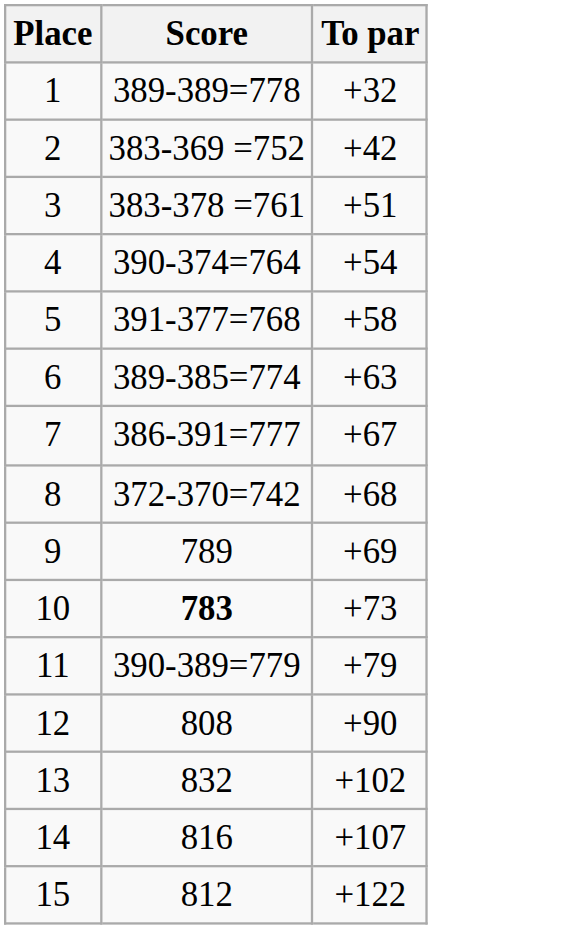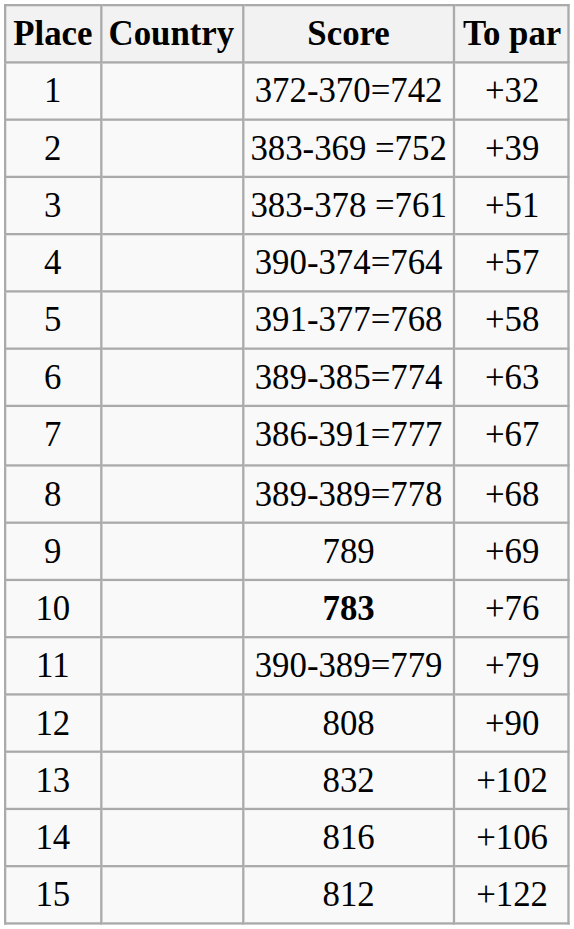+ column: (171, 33)
(207, 90) 389-389=778 -> (349, 90) 372-370=742
(370, 148) +42 -> (512, 148) +39
(370, 262) +54 -> (512, 262) +57
(207, 492) 372-370=742 -> (349, 492) 389-389=778
(370, 607) +73 -> (512, 607) +76
(370, 836) +107 -> (512, 836) +106
